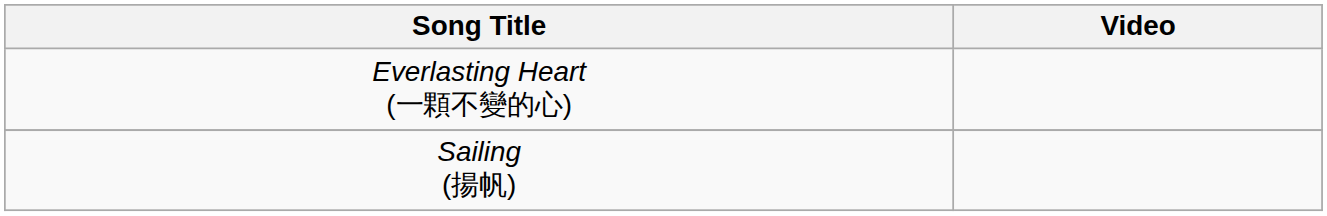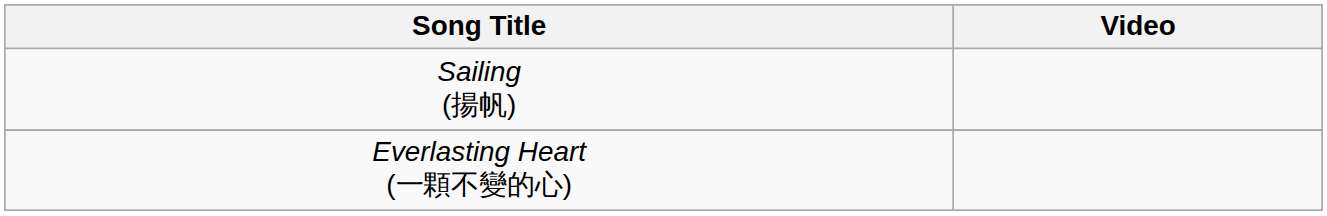rows swapped: (479, 167) <-> (479, 87)
